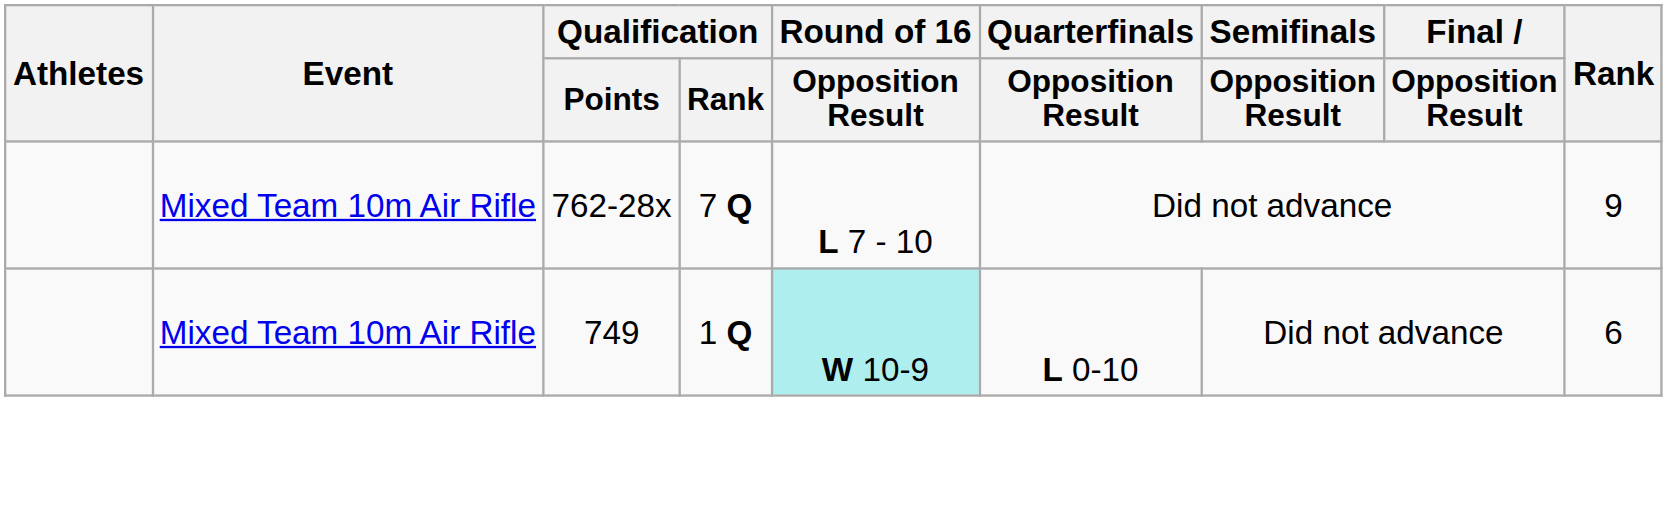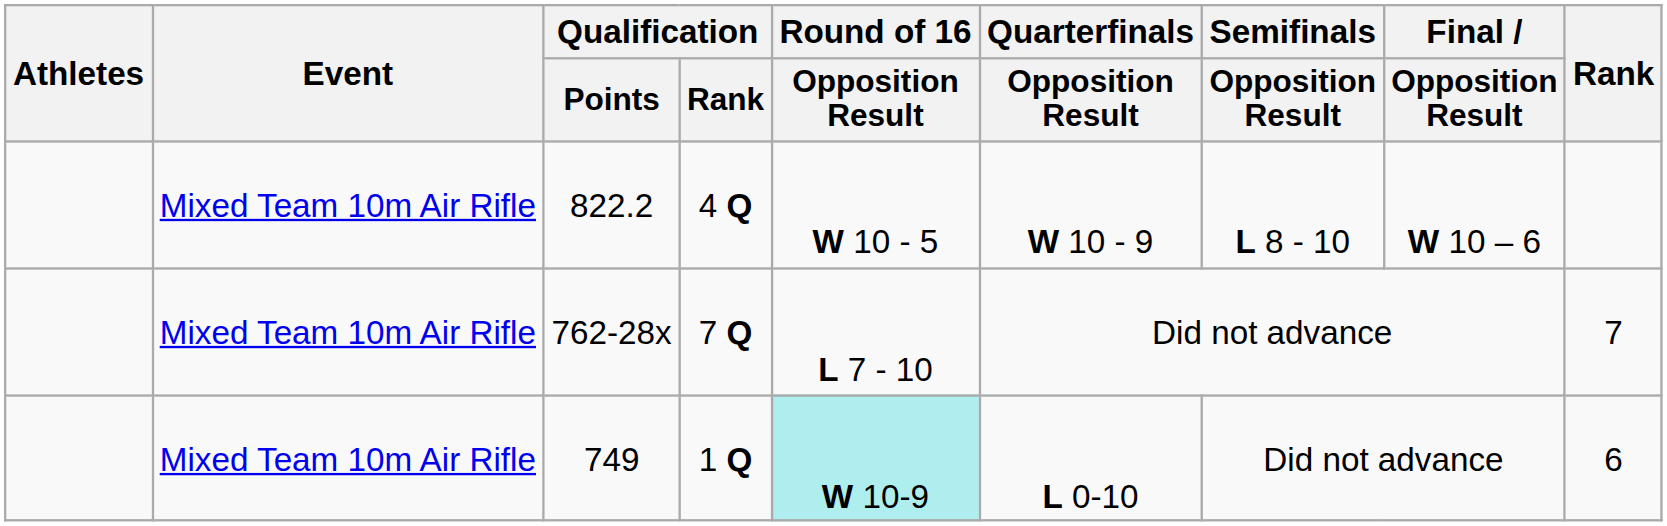+ row: (612, 206)
(1614, 206) 9 -> (1614, 332) 7
